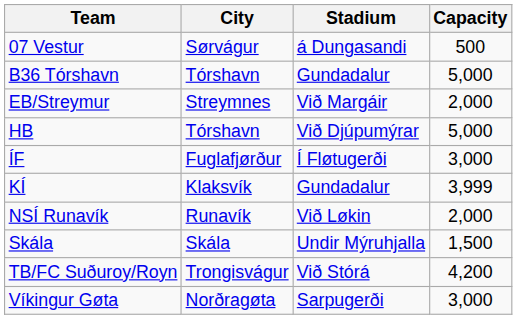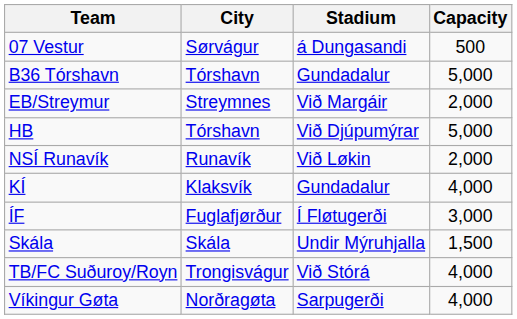rows swapped: (17, 159) <-> (58, 215)
(470, 187) 3,999 -> (470, 187) 4,000
(470, 272) 4,200 -> (470, 272) 4,000
(470, 300) 3,000 -> (470, 300) 4,000
